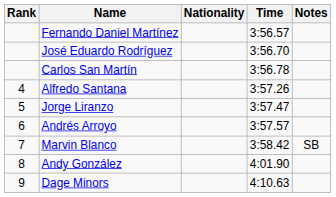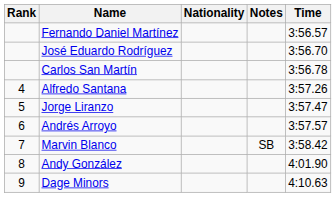columns swapped: (270, 13) <-> (311, 13)
